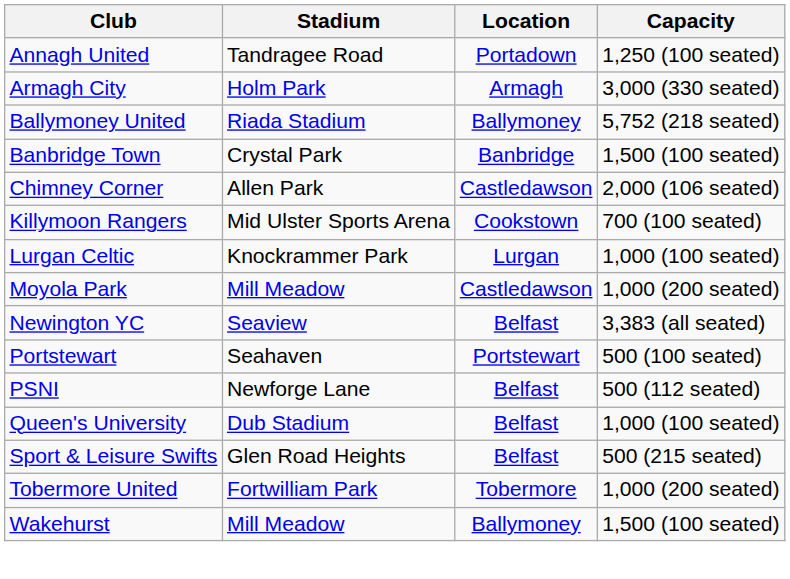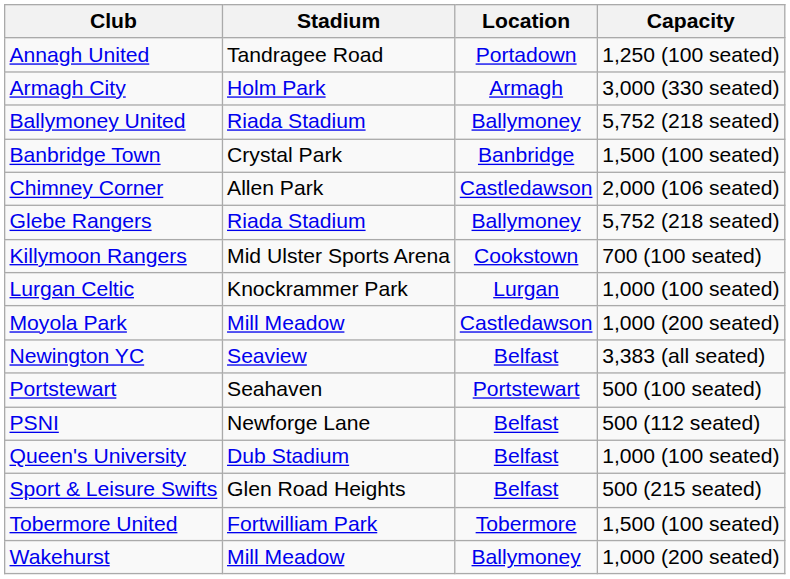+ row: (81, 222)
(691, 490) 1,000 (200 seated) -> (691, 523) 1,500 (100 seated)
(691, 523) 1,500 (100 seated) -> (691, 557) 1,000 (200 seated)
